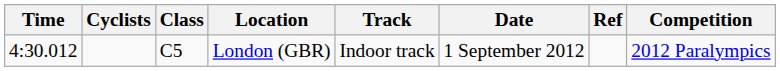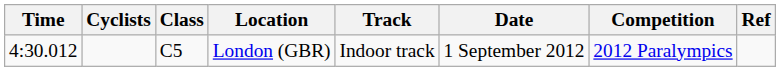columns swapped: (701, 19) <-> (608, 19)
